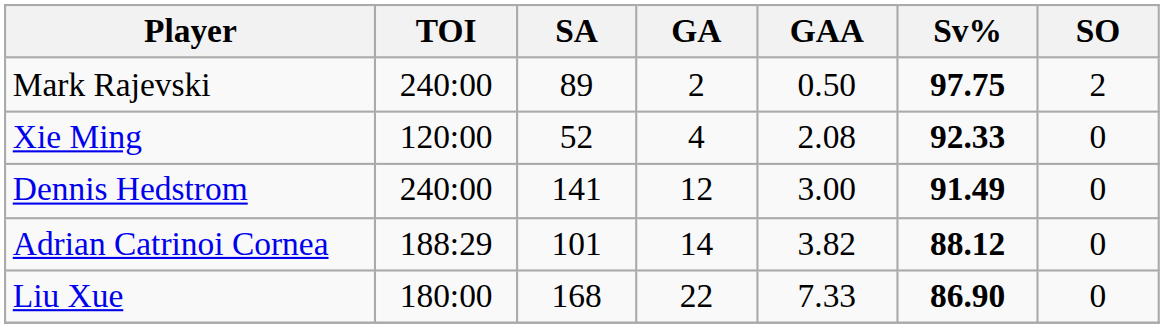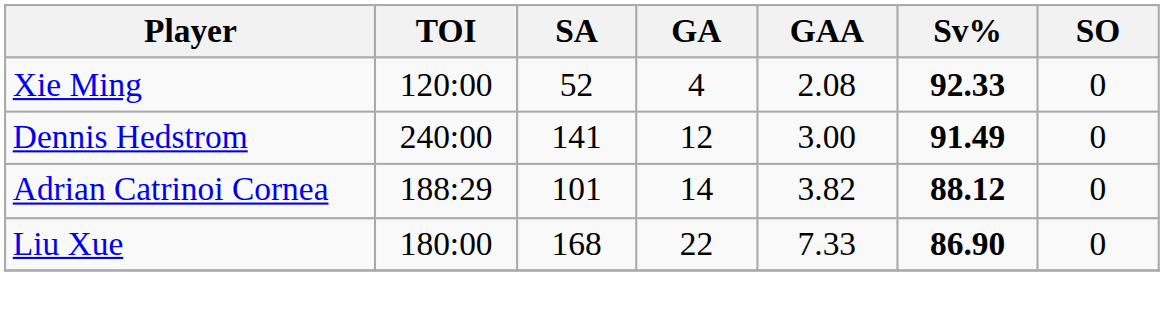- row: (112, 84)
